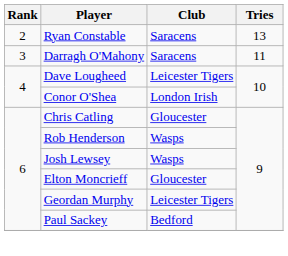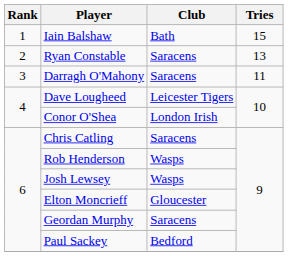+ row: (78, 35)
(178, 117) Gloucester -> (173, 138) Saracens
(192, 199) Leicester Tigers -> (173, 220) Saracens
